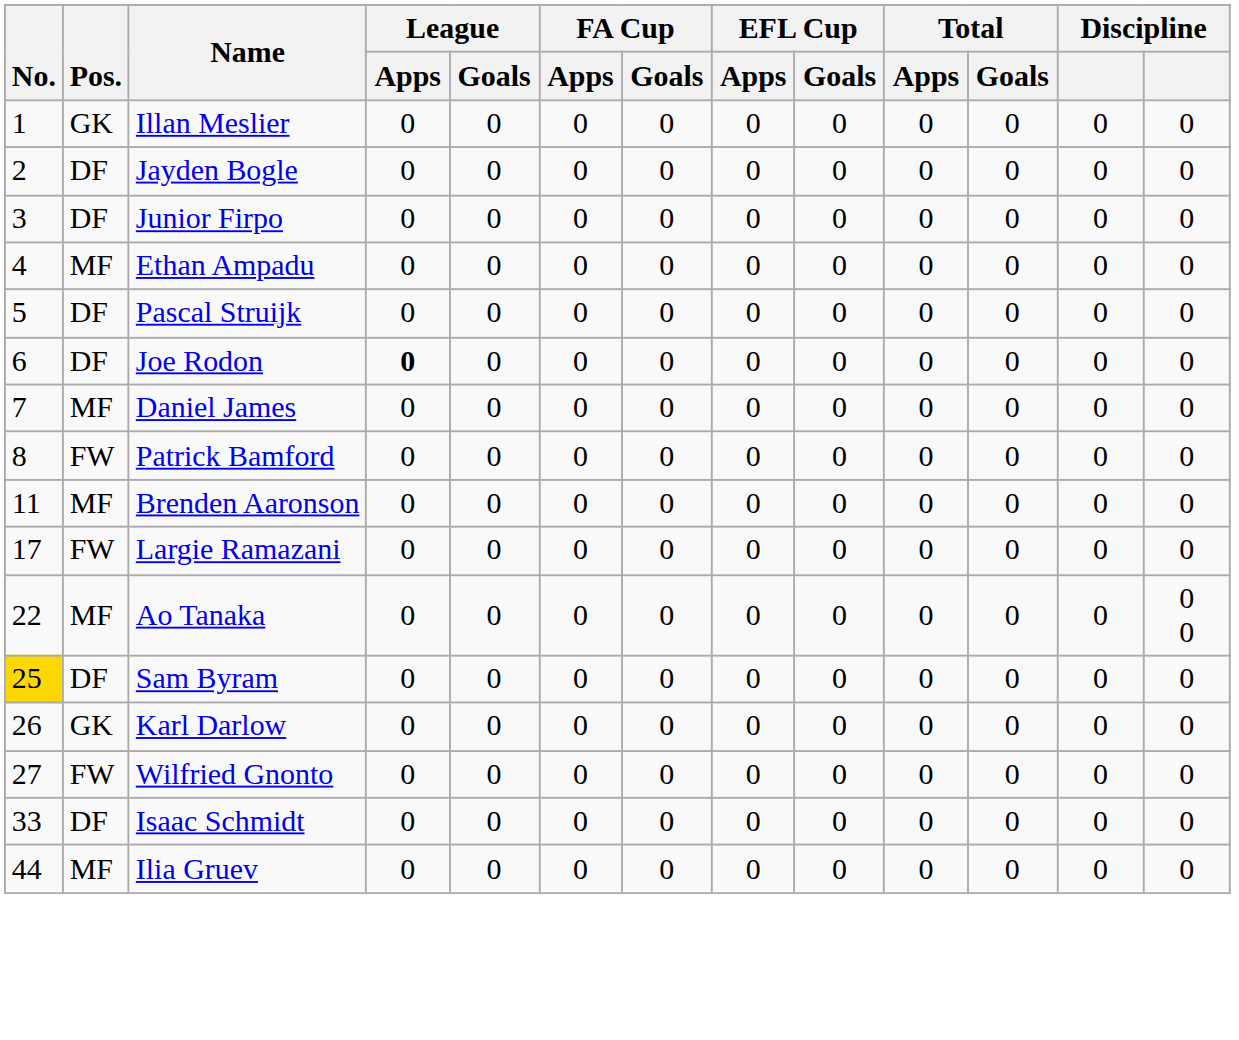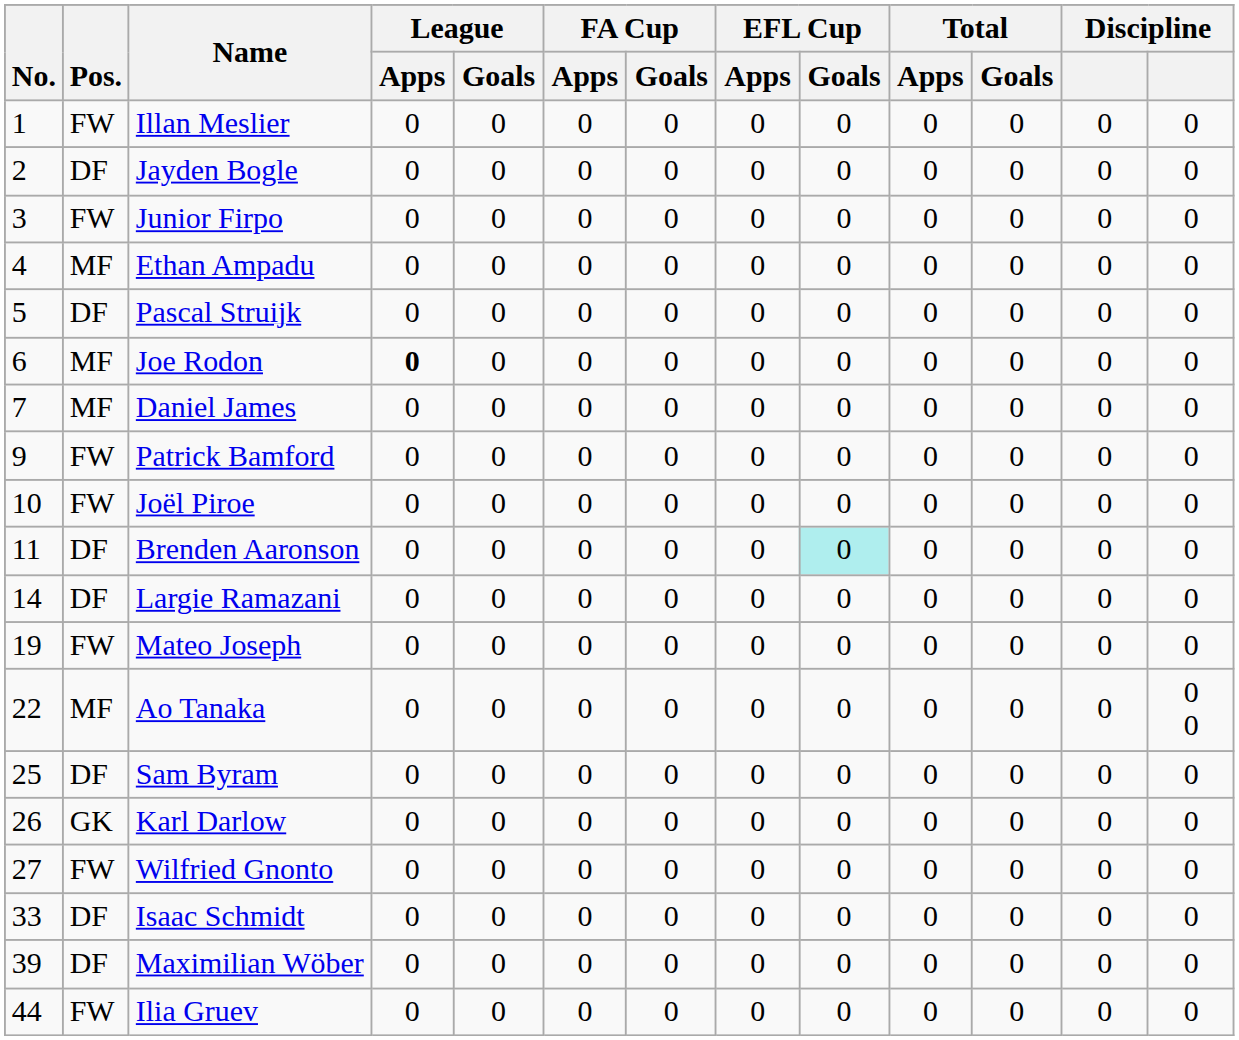(91, 123) GK -> (92, 123) FW
(89, 218) DF -> (92, 218) FW
(89, 360) DF -> (91, 360) MF
(19, 455) 8 -> (19, 455) 9
+ row: (195, 502)
(91, 502) MF -> (89, 550) DF
(840, 502) no background -> (844, 550) paleturquoise background
(27, 550) 17 -> (27, 597) 14
(92, 550) FW -> (89, 597) DF
+ row: (219, 645)
(27, 678) gold background -> (27, 773) no background
+ row: (250, 963)
(91, 868) MF -> (92, 1010) FW
